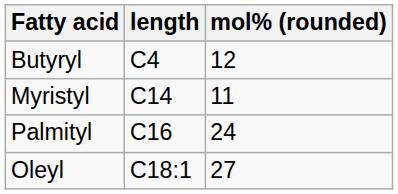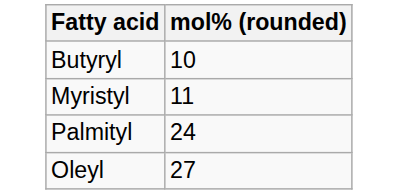- column: (165, 22)
(223, 59) 12 -> (183, 59) 10
